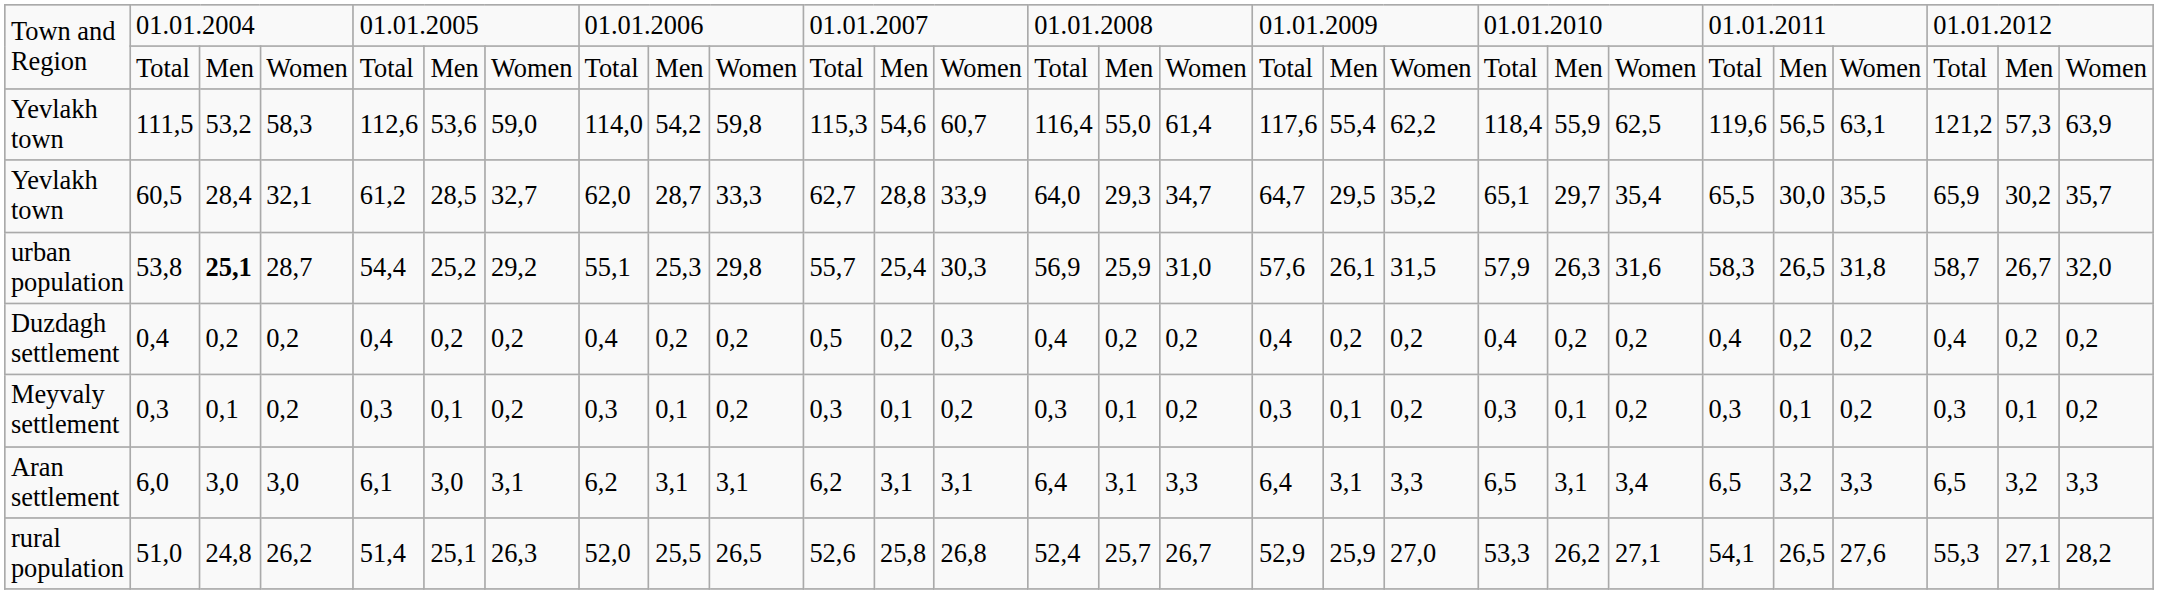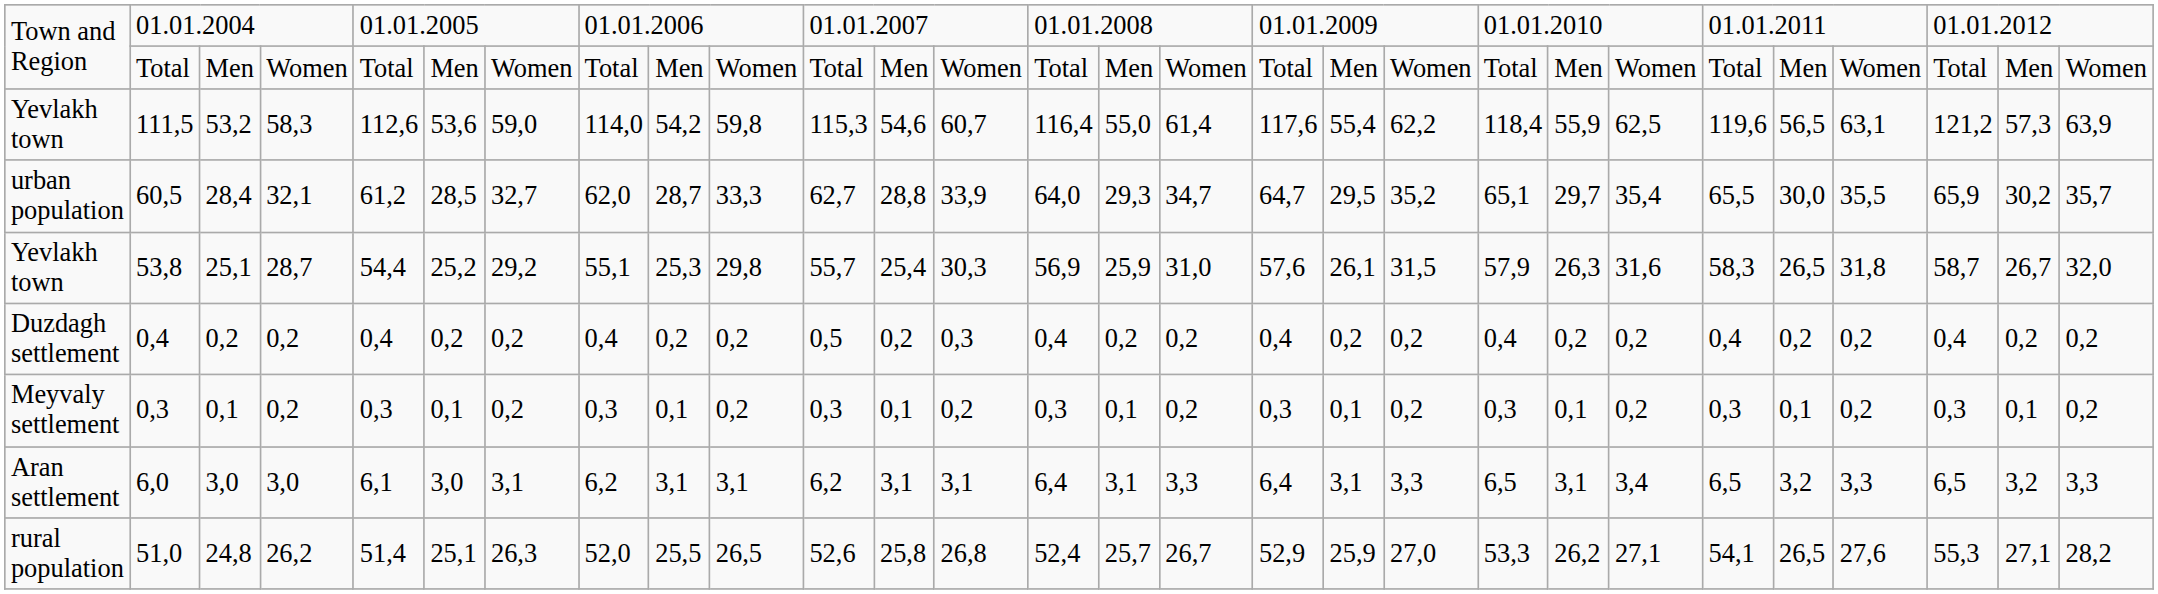(54, 195) Yevlakh town -> (67, 195) urban population
(67, 267) urban population -> (54, 267) Yevlakh town
(229, 267) bold -> (229, 267) normal
